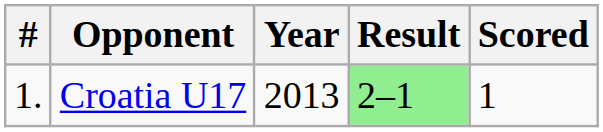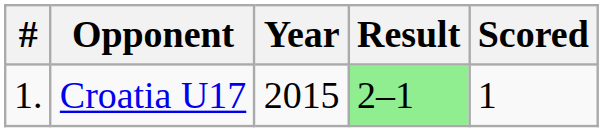(302, 94) 2013 -> (302, 94) 2015
